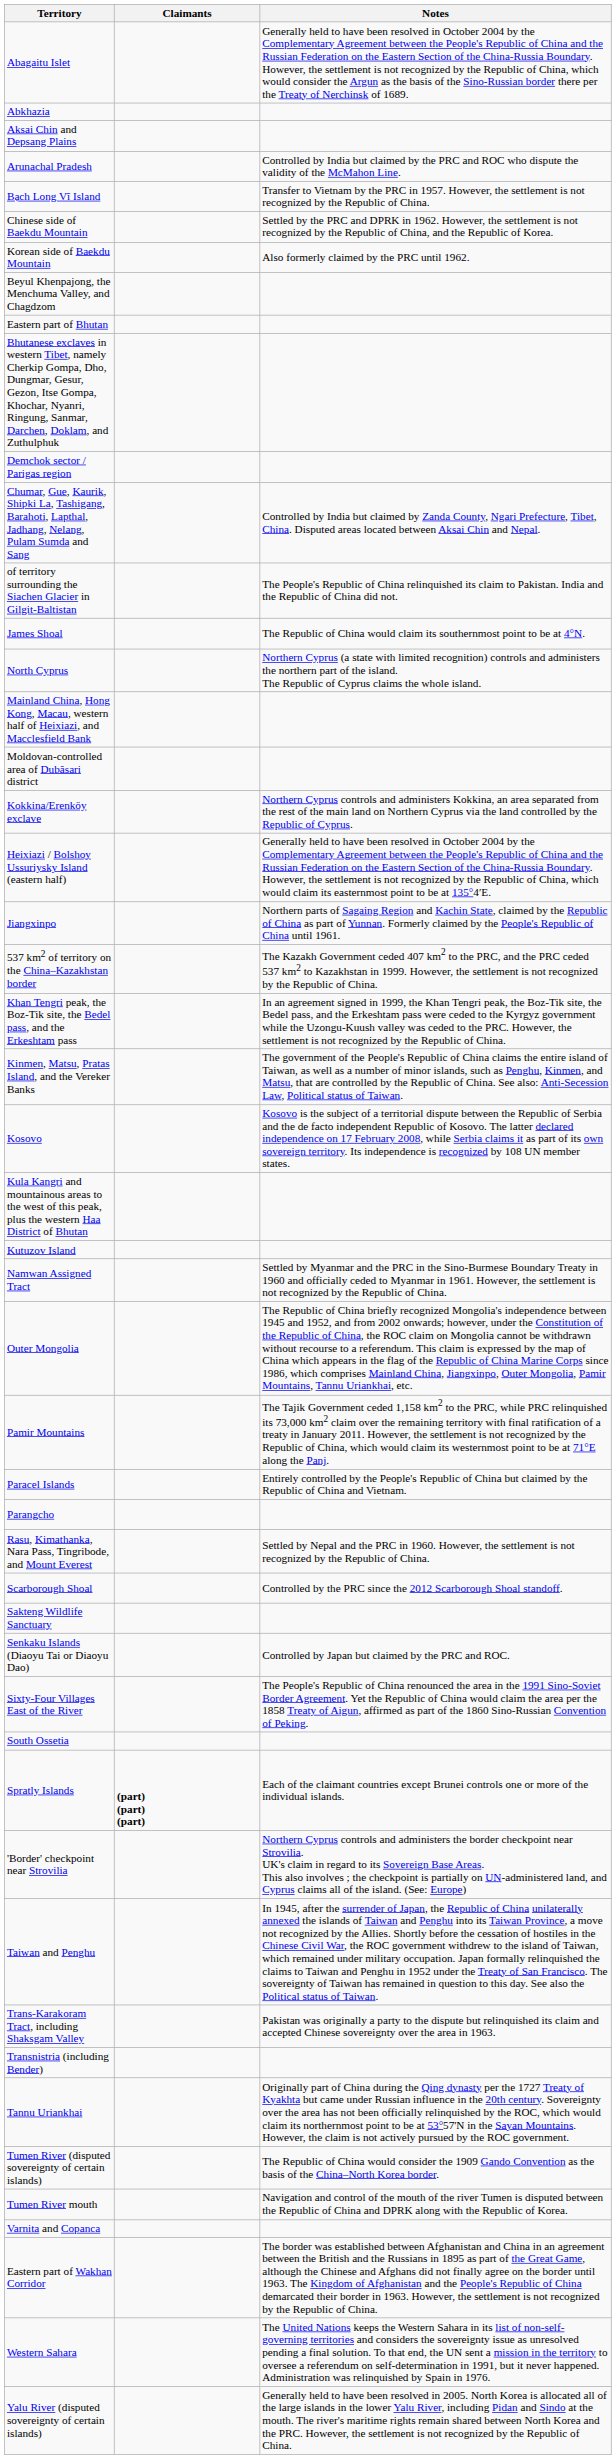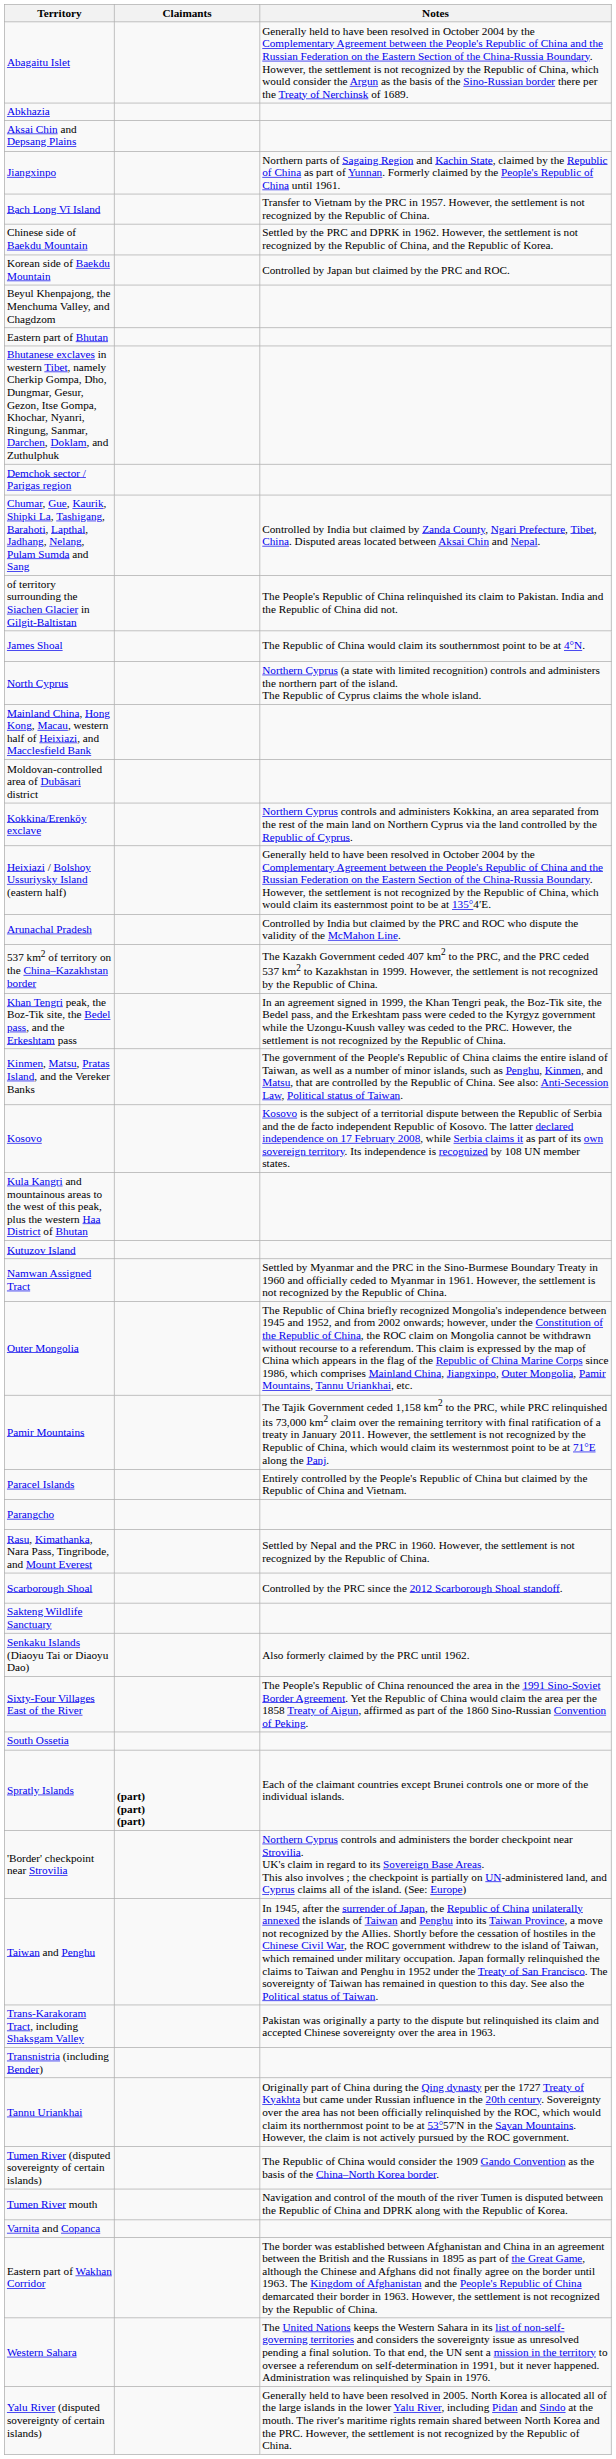rows swapped: (49, 166) <-> (32, 923)
(366, 257) Also formerly claimed by the PRC until 1962. -> (386, 270) Controlled by Japan but claimed by the PRC and ROC.
(386, 1655) Controlled by Japan but claimed by the PRC and ROC. -> (366, 1655) Also formerly claimed by the PRC until 1962.
